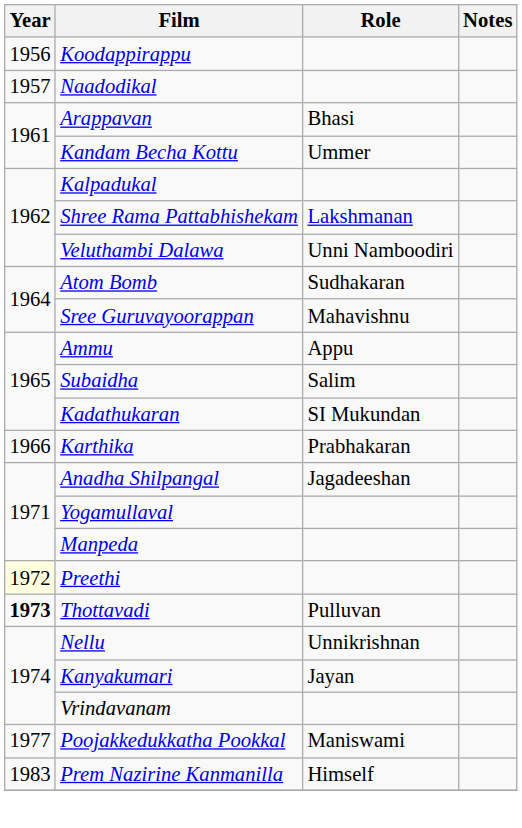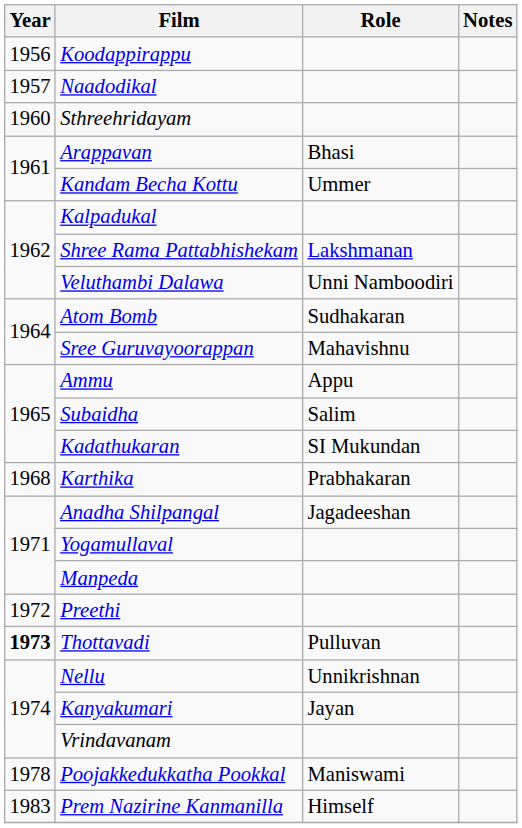+ row: (126, 119)
(30, 446) 1966 -> (30, 479) 1968
(30, 577) lightyellow background -> (30, 610) no background
(30, 741) 1977 -> (30, 773) 1978
